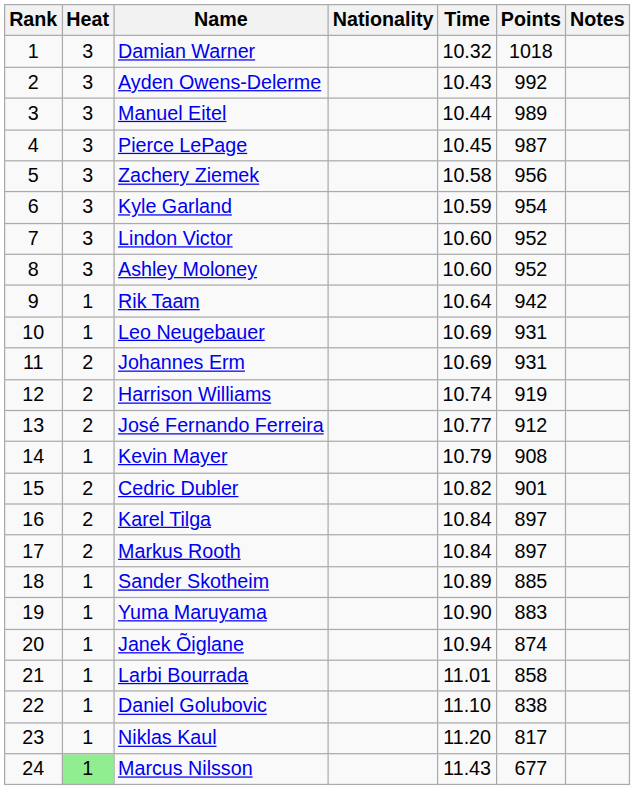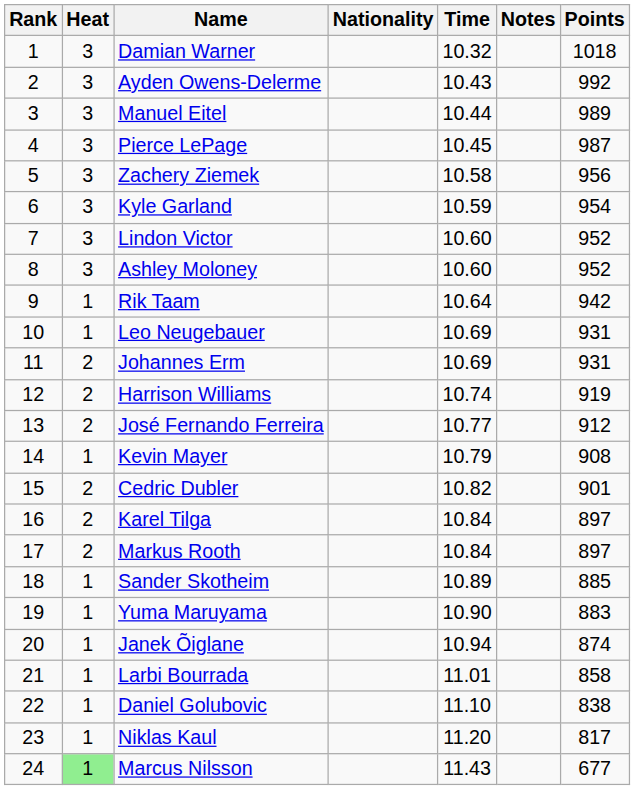columns swapped: (531, 20) <-> (597, 20)
